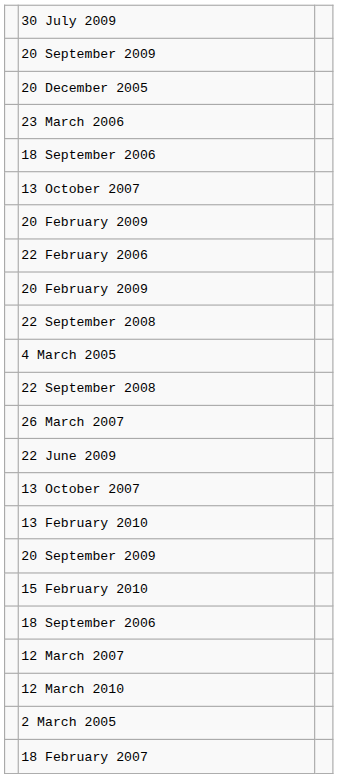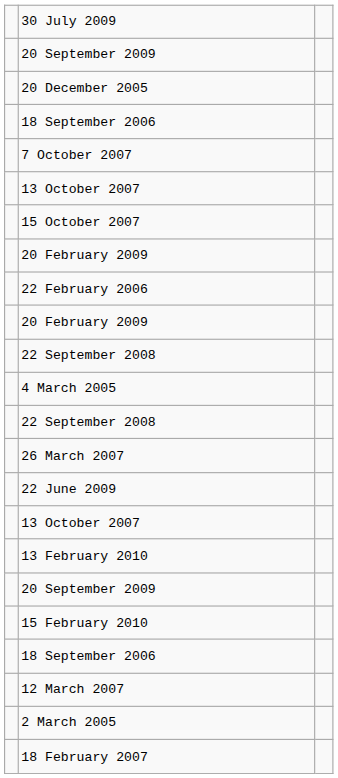- row: (11, 122)
+ row: (11, 155)
+ row: (11, 222)
- row: (11, 689)
